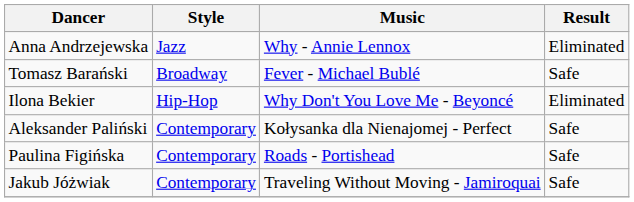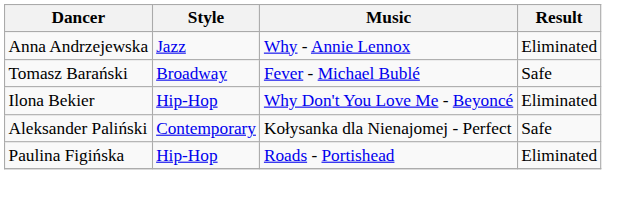(206, 155) Contemporary -> (187, 155) Hip-Hop
(564, 155) Safe -> (559, 155) Eliminated
- row: (59, 182)
